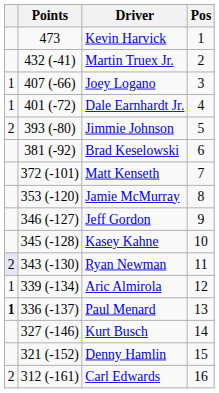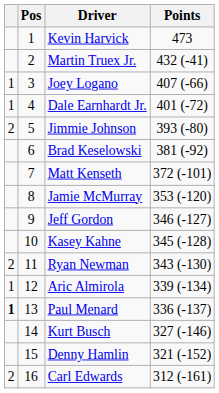columns swapped: (201, 15) <-> (50, 15)
(11, 264) lavender background -> (11, 264) no background
